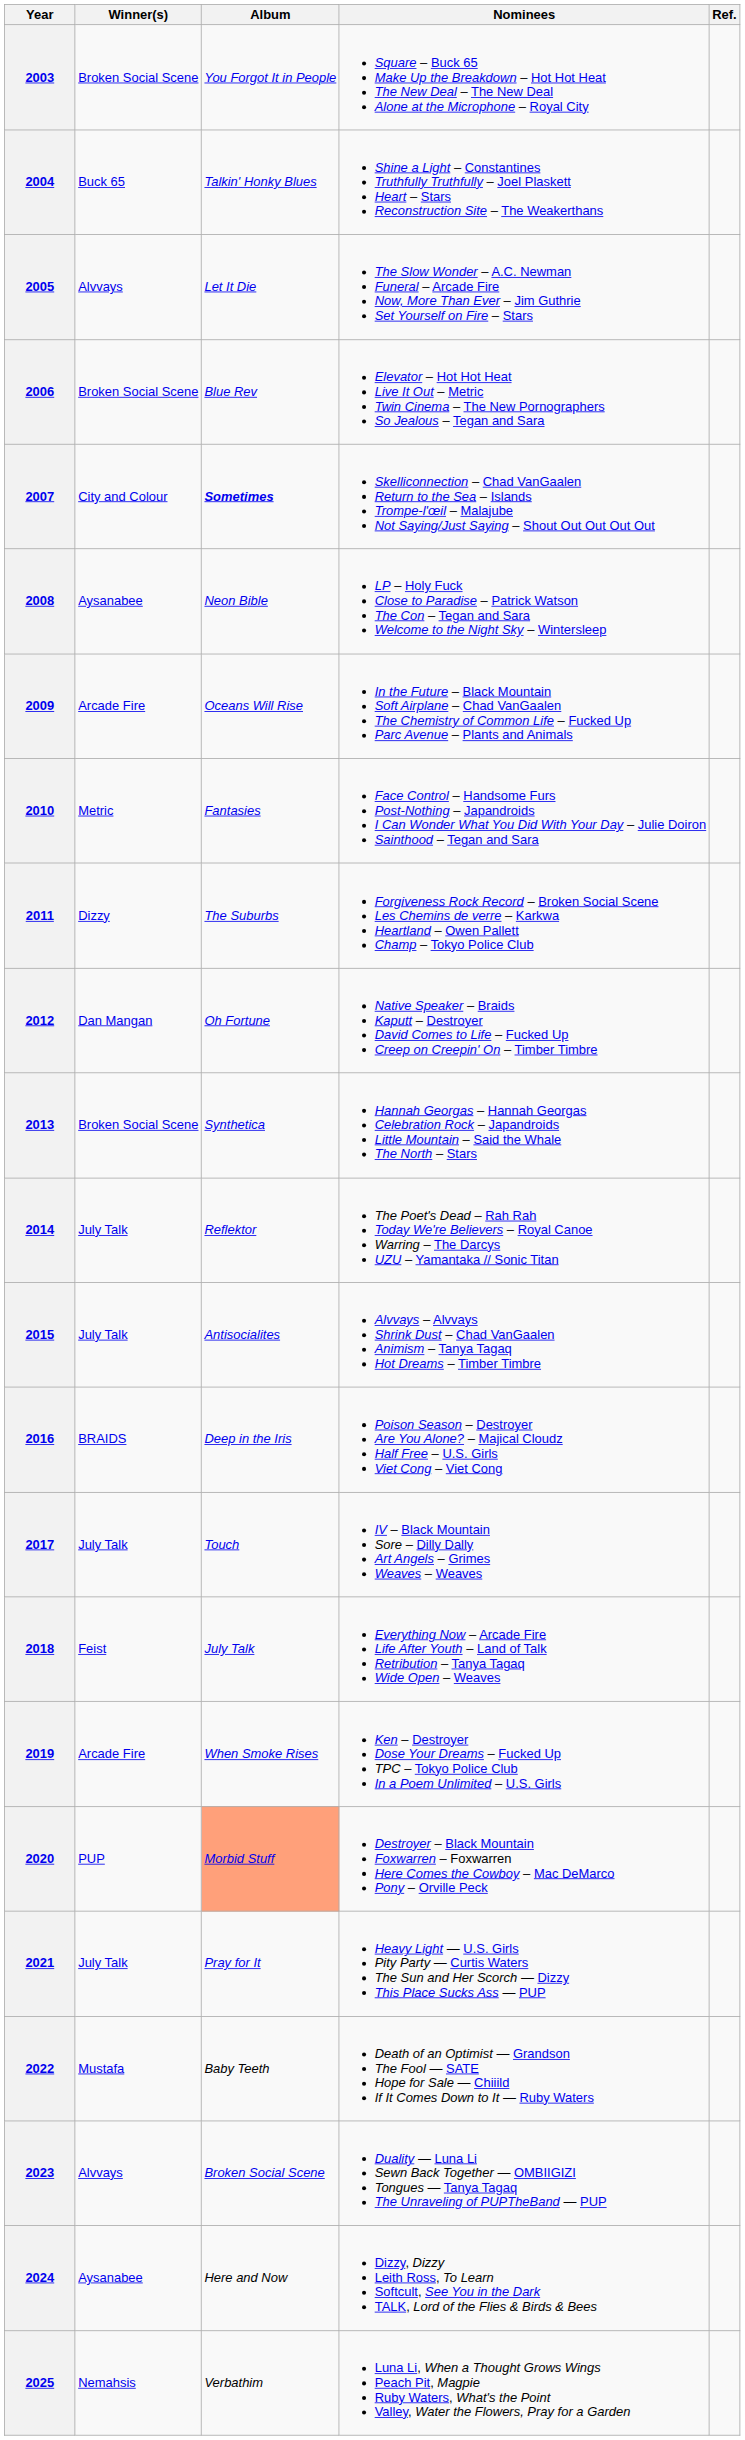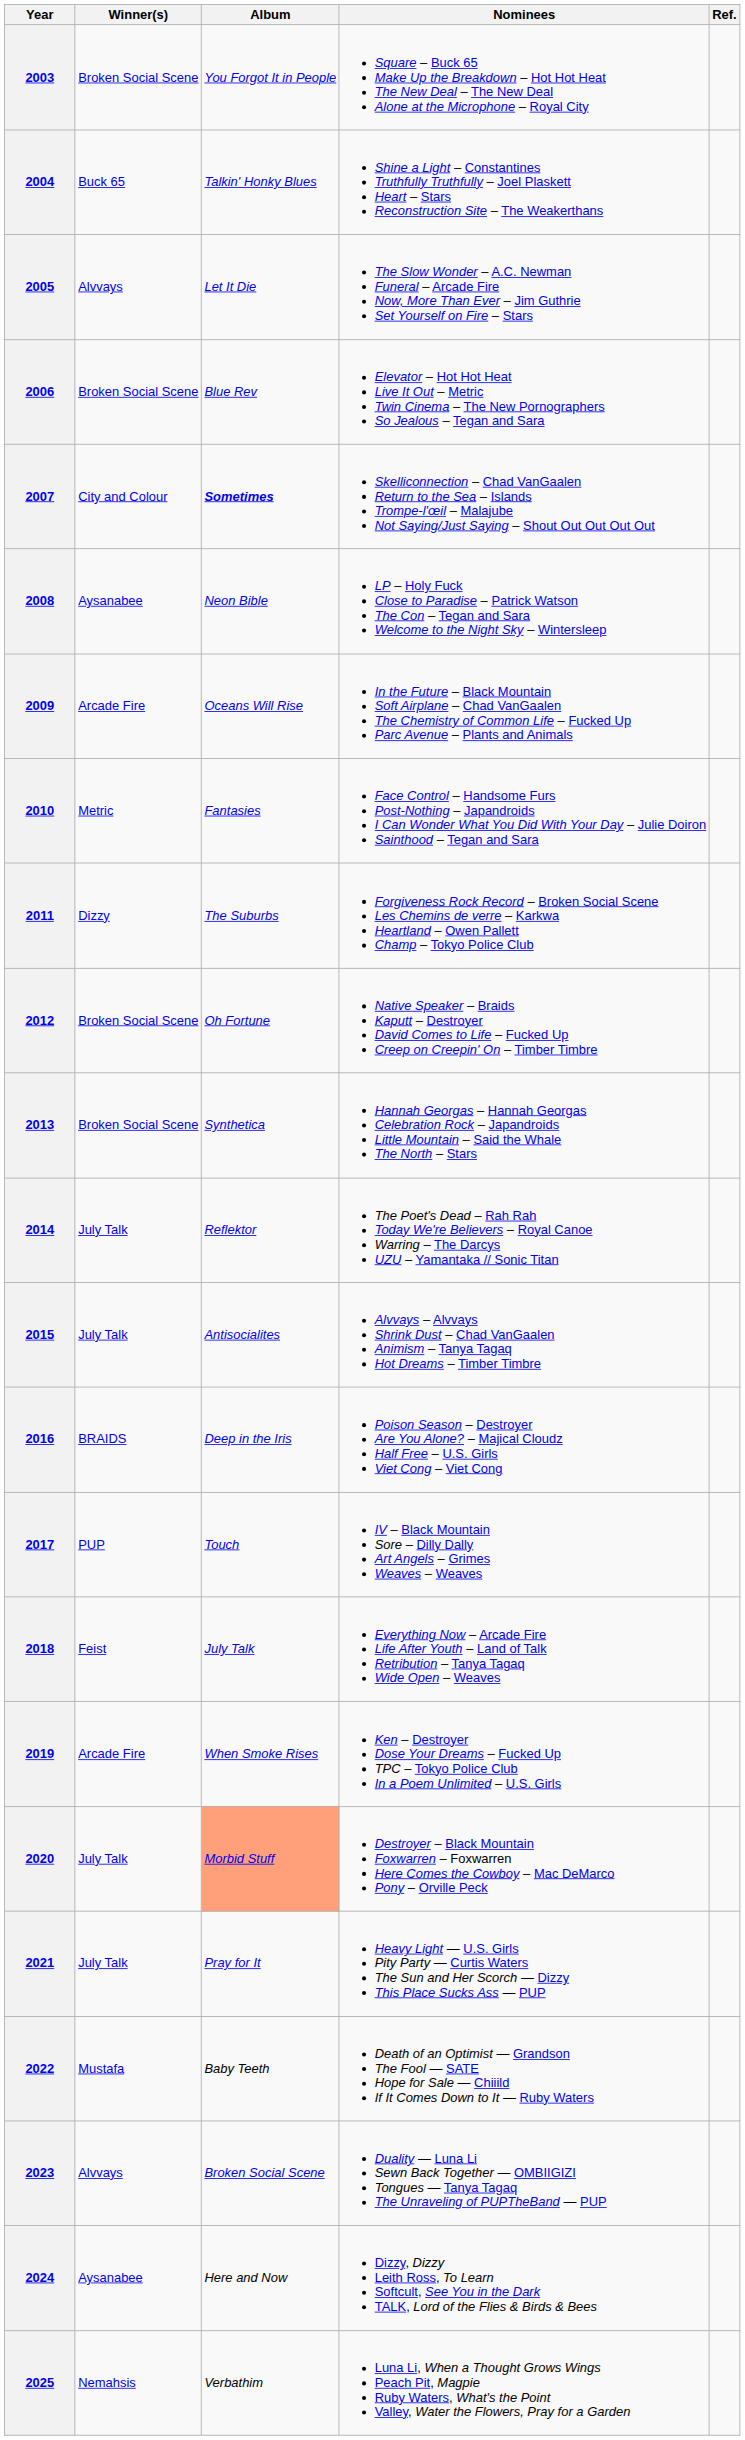(115, 1020) Dan Mangan -> (138, 1020) Broken Social Scene
(103, 1544) July Talk -> (91, 1544) PUP
(91, 1858) PUP -> (103, 1858) July Talk
